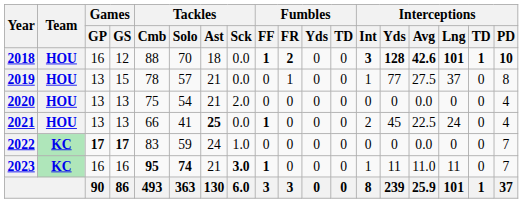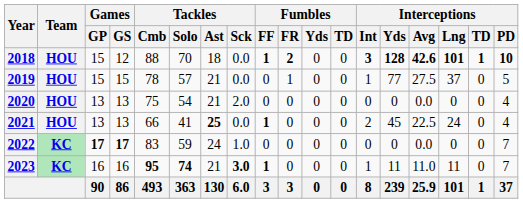(98, 58) 16 -> (98, 58) 15
(98, 79) 13 -> (98, 79) 15
(506, 79) 8 -> (506, 79) 5
